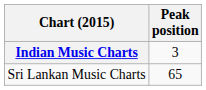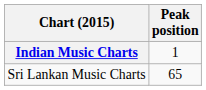(175, 52) 3 -> (175, 52) 1
